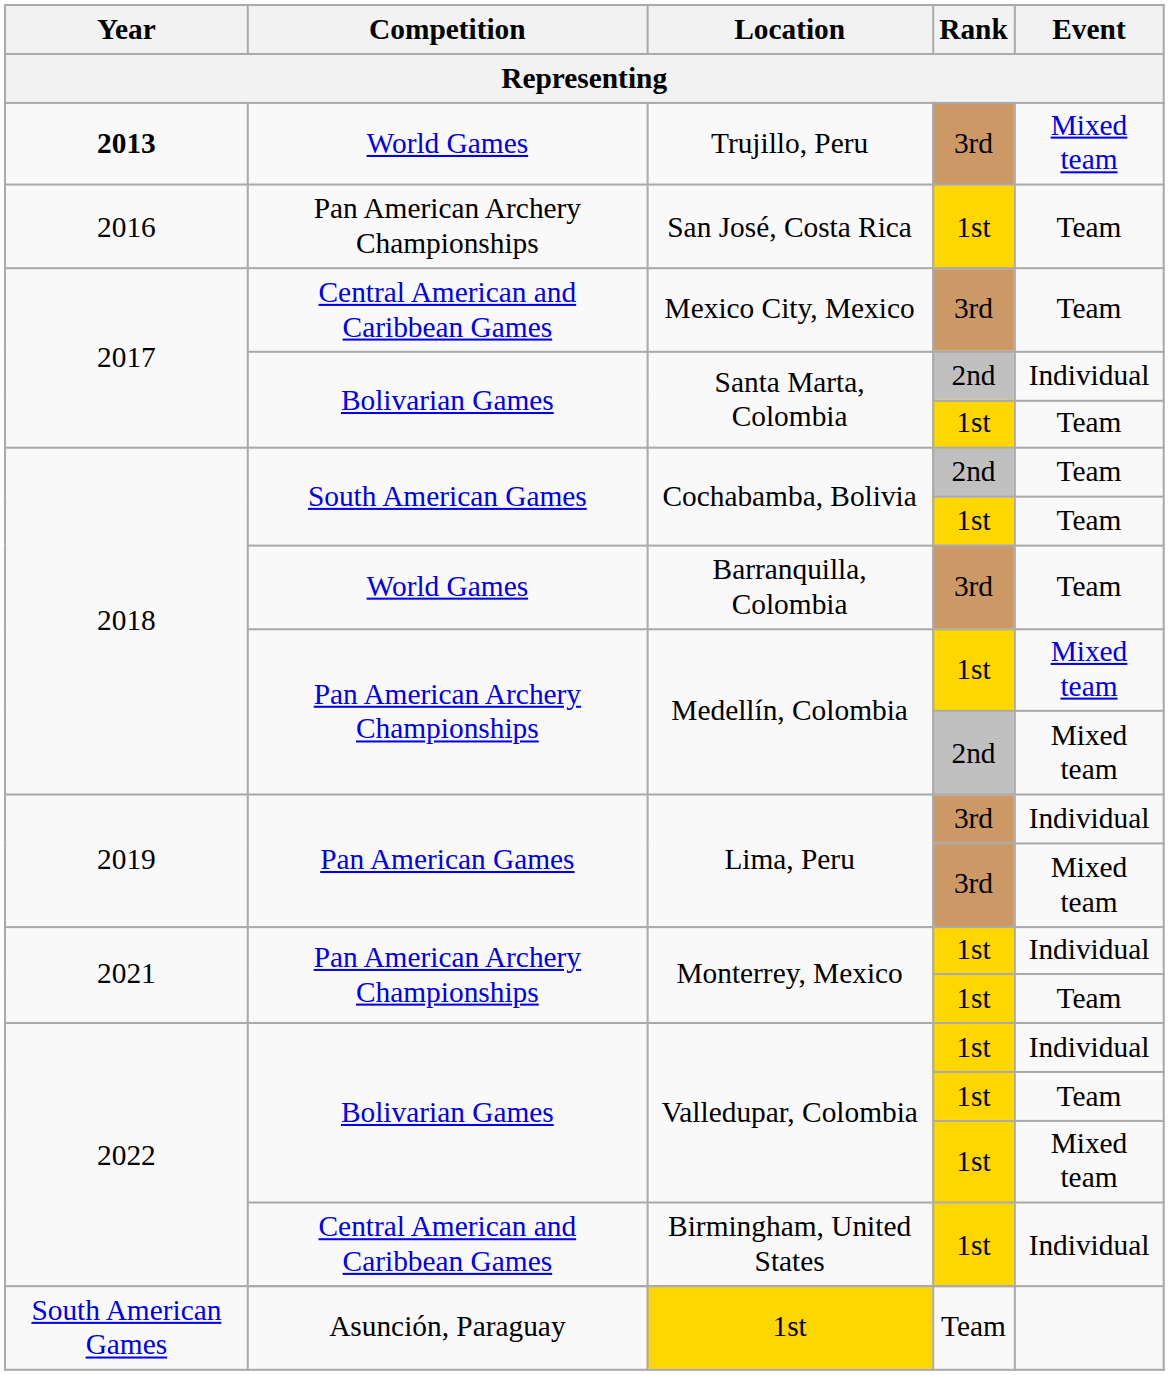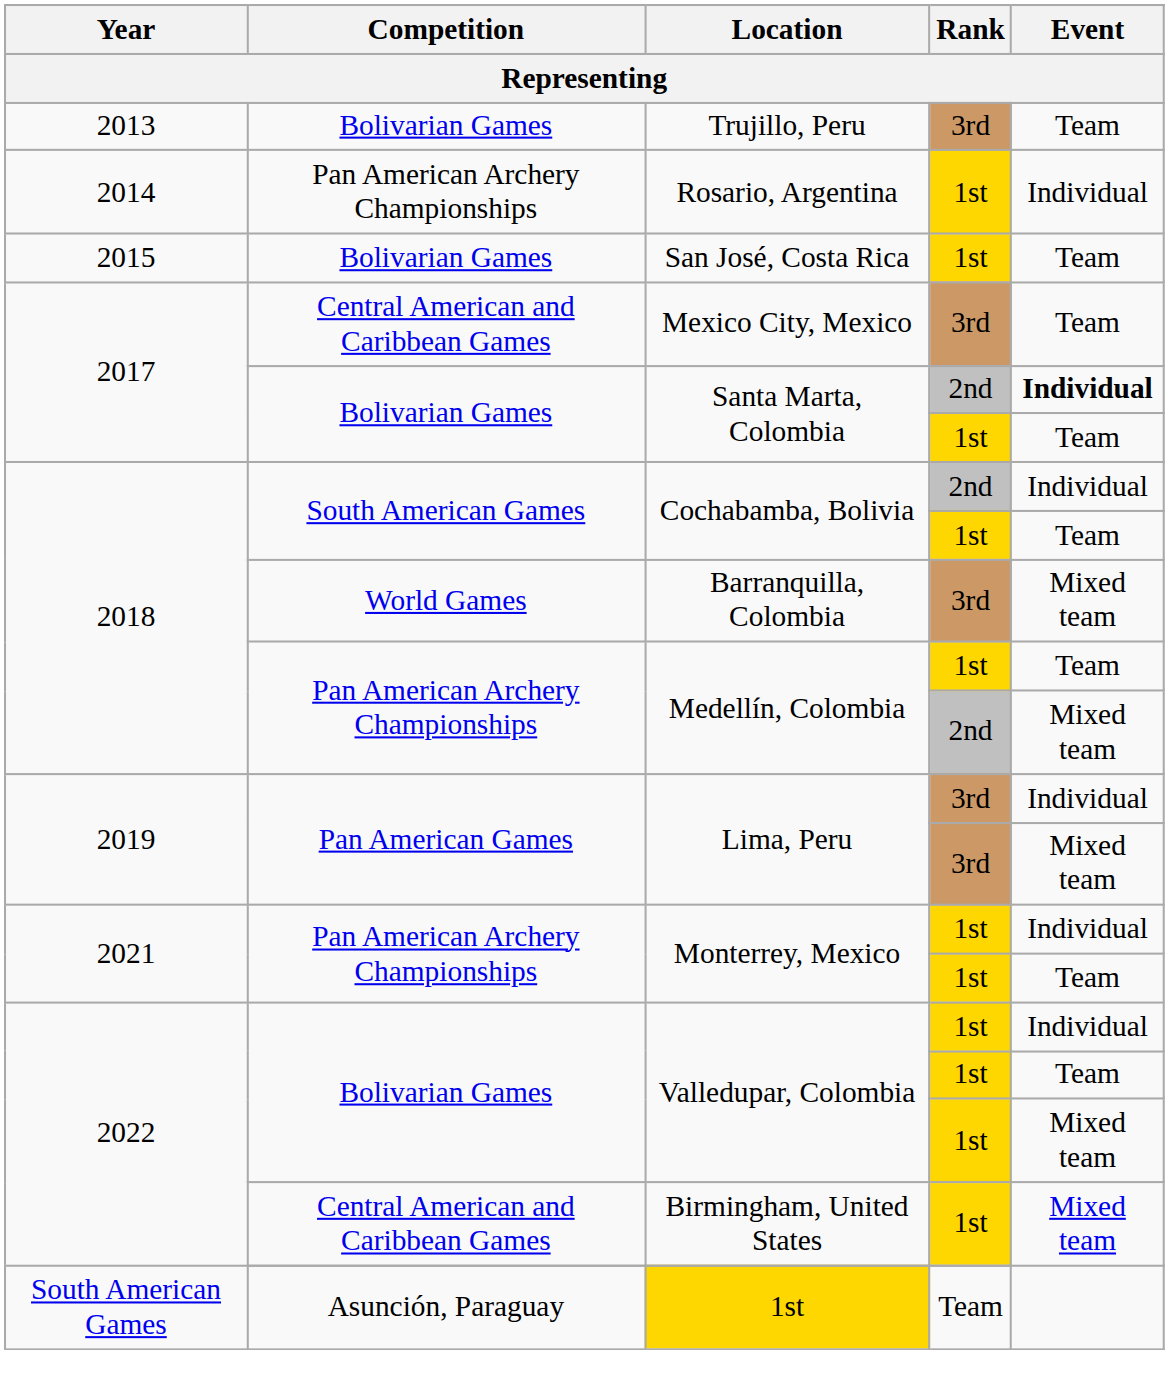(126, 143) bold -> (126, 126) normal
(447, 143) World Games -> (446, 126) Bolivarian Games
(1089, 143) Mixed team -> (1088, 126) Team
+ row: (787, 191)
(126, 226) 2016 -> (126, 257) 2015
(447, 226) Pan American Archery Championships -> (446, 257) Bolivarian Games
(1089, 375) normal -> (1087, 389) bold
(1089, 472) Team -> (1087, 486) Individual
(1089, 586) Team -> (1088, 600) Mixed team
(1089, 669) Mixed team -> (1088, 666) Team
(1089, 1244) Individual -> (1088, 1223) Mixed team
